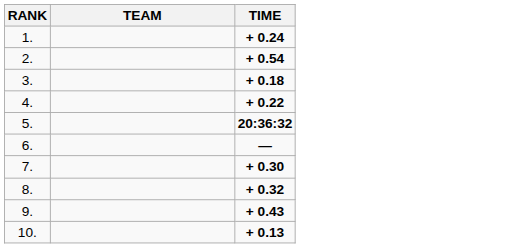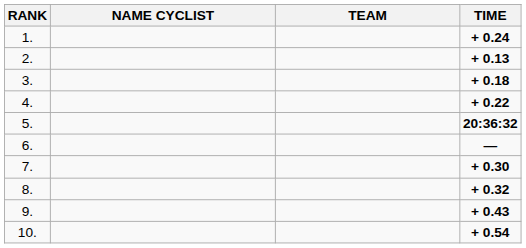+ column: (163, 15)
(265, 59) + 0.54 -> (490, 59) + 0.13
(265, 232) + 0.13 -> (490, 232) + 0.54
